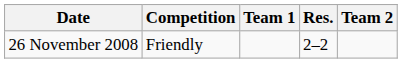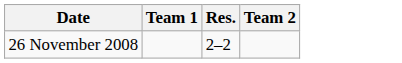- column: (191, 17)
